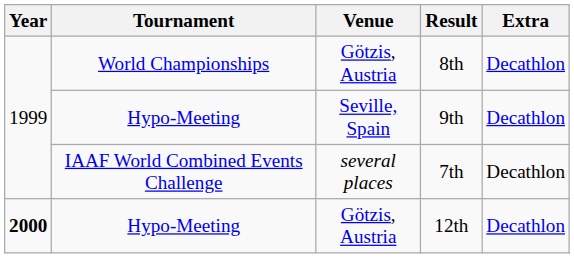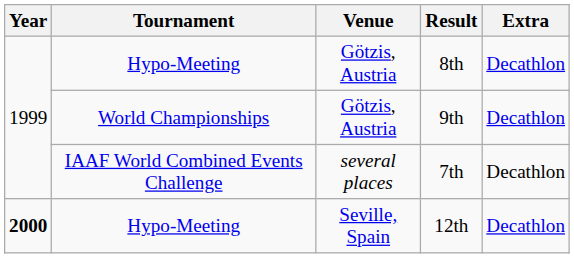(184, 63) World Championships -> (184, 63) Hypo-Meeting
(184, 117) Hypo-Meeting -> (184, 117) World Championships
(368, 117) Seville, Spain -> (368, 117) Götzis, Austria
(368, 226) Götzis, Austria -> (368, 226) Seville, Spain
